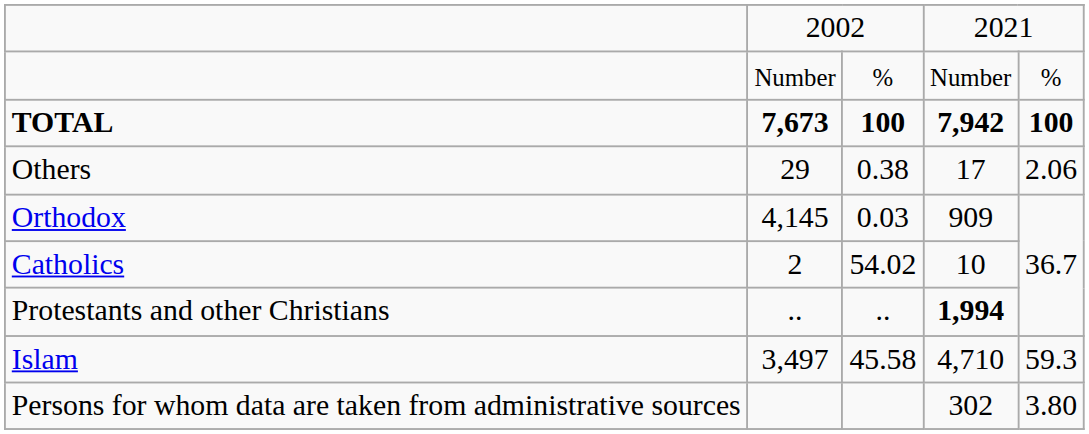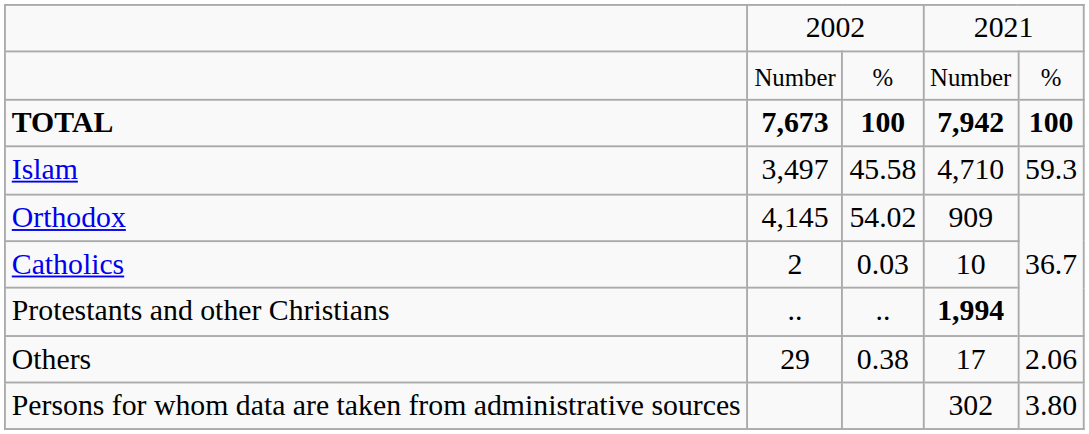rows swapped: (45, 358) <-> (51, 169)
(883, 216) 0.03 -> (883, 216) 54.02
(883, 264) 54.02 -> (883, 264) 0.03
